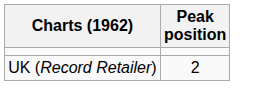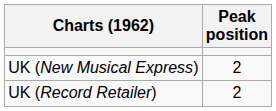+ row: (103, 67)
